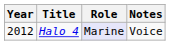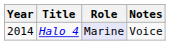(20, 31) 2012 -> (20, 31) 2014
